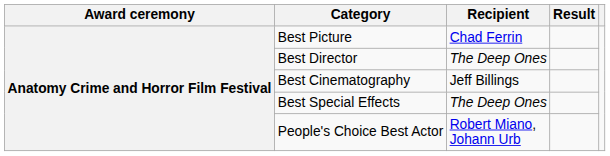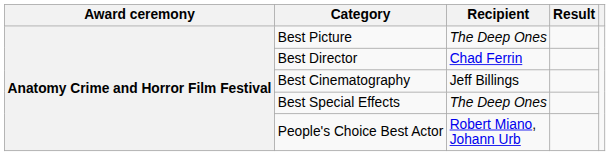(486, 37) Chad Ferrin -> (498, 37) The Deep Ones
(498, 59) The Deep Ones -> (486, 59) Chad Ferrin
